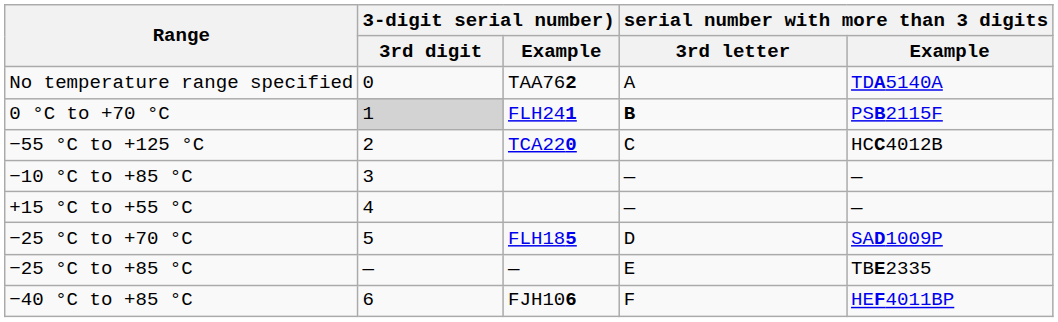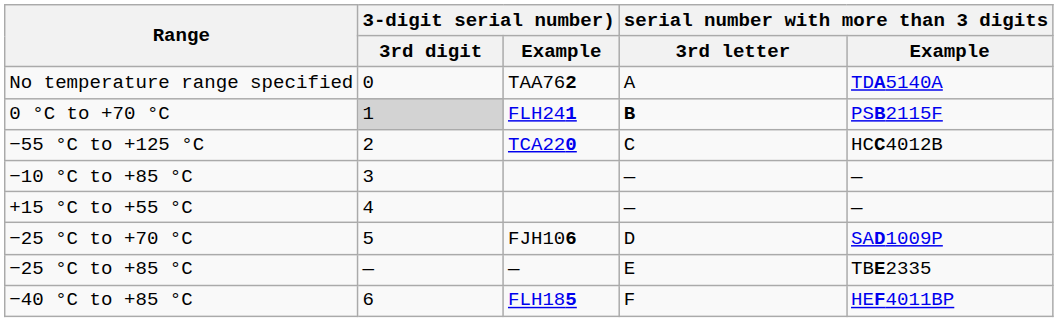(542, 238) FLH185 -> (542, 238) FJH106
(542, 301) FJH106 -> (542, 301) FLH185
